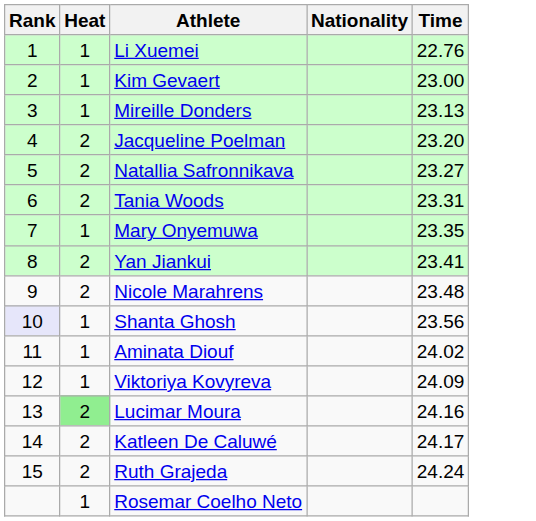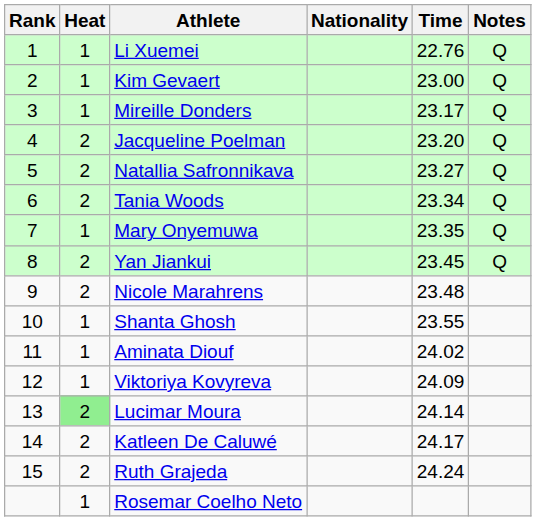+ column: (500, 20)
(441, 110) 23.13 -> (441, 110) 23.17
(441, 200) 23.31 -> (441, 200) 23.34
(441, 260) 23.41 -> (441, 260) 23.45
(32, 321) lavender background -> (32, 321) no background
(441, 321) 23.56 -> (441, 321) 23.55
(441, 411) 24.16 -> (441, 411) 24.14
